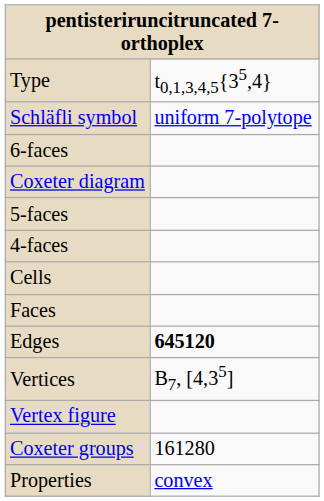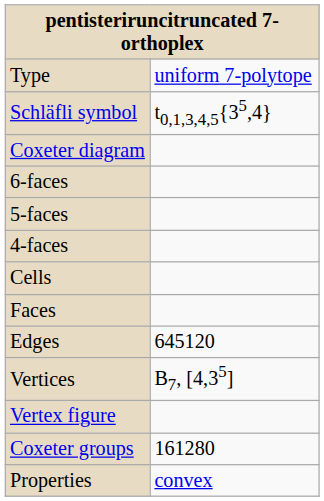(213, 80) t0,1,3,4,5{35,4} -> (233, 75) uniform 7-polytope
(233, 118) uniform 7-polytope -> (213, 112) t0,1,3,4,5{35,4}
rows swapped: (77, 181) <-> (39, 149)
(185, 341) bold -> (185, 341) normal
